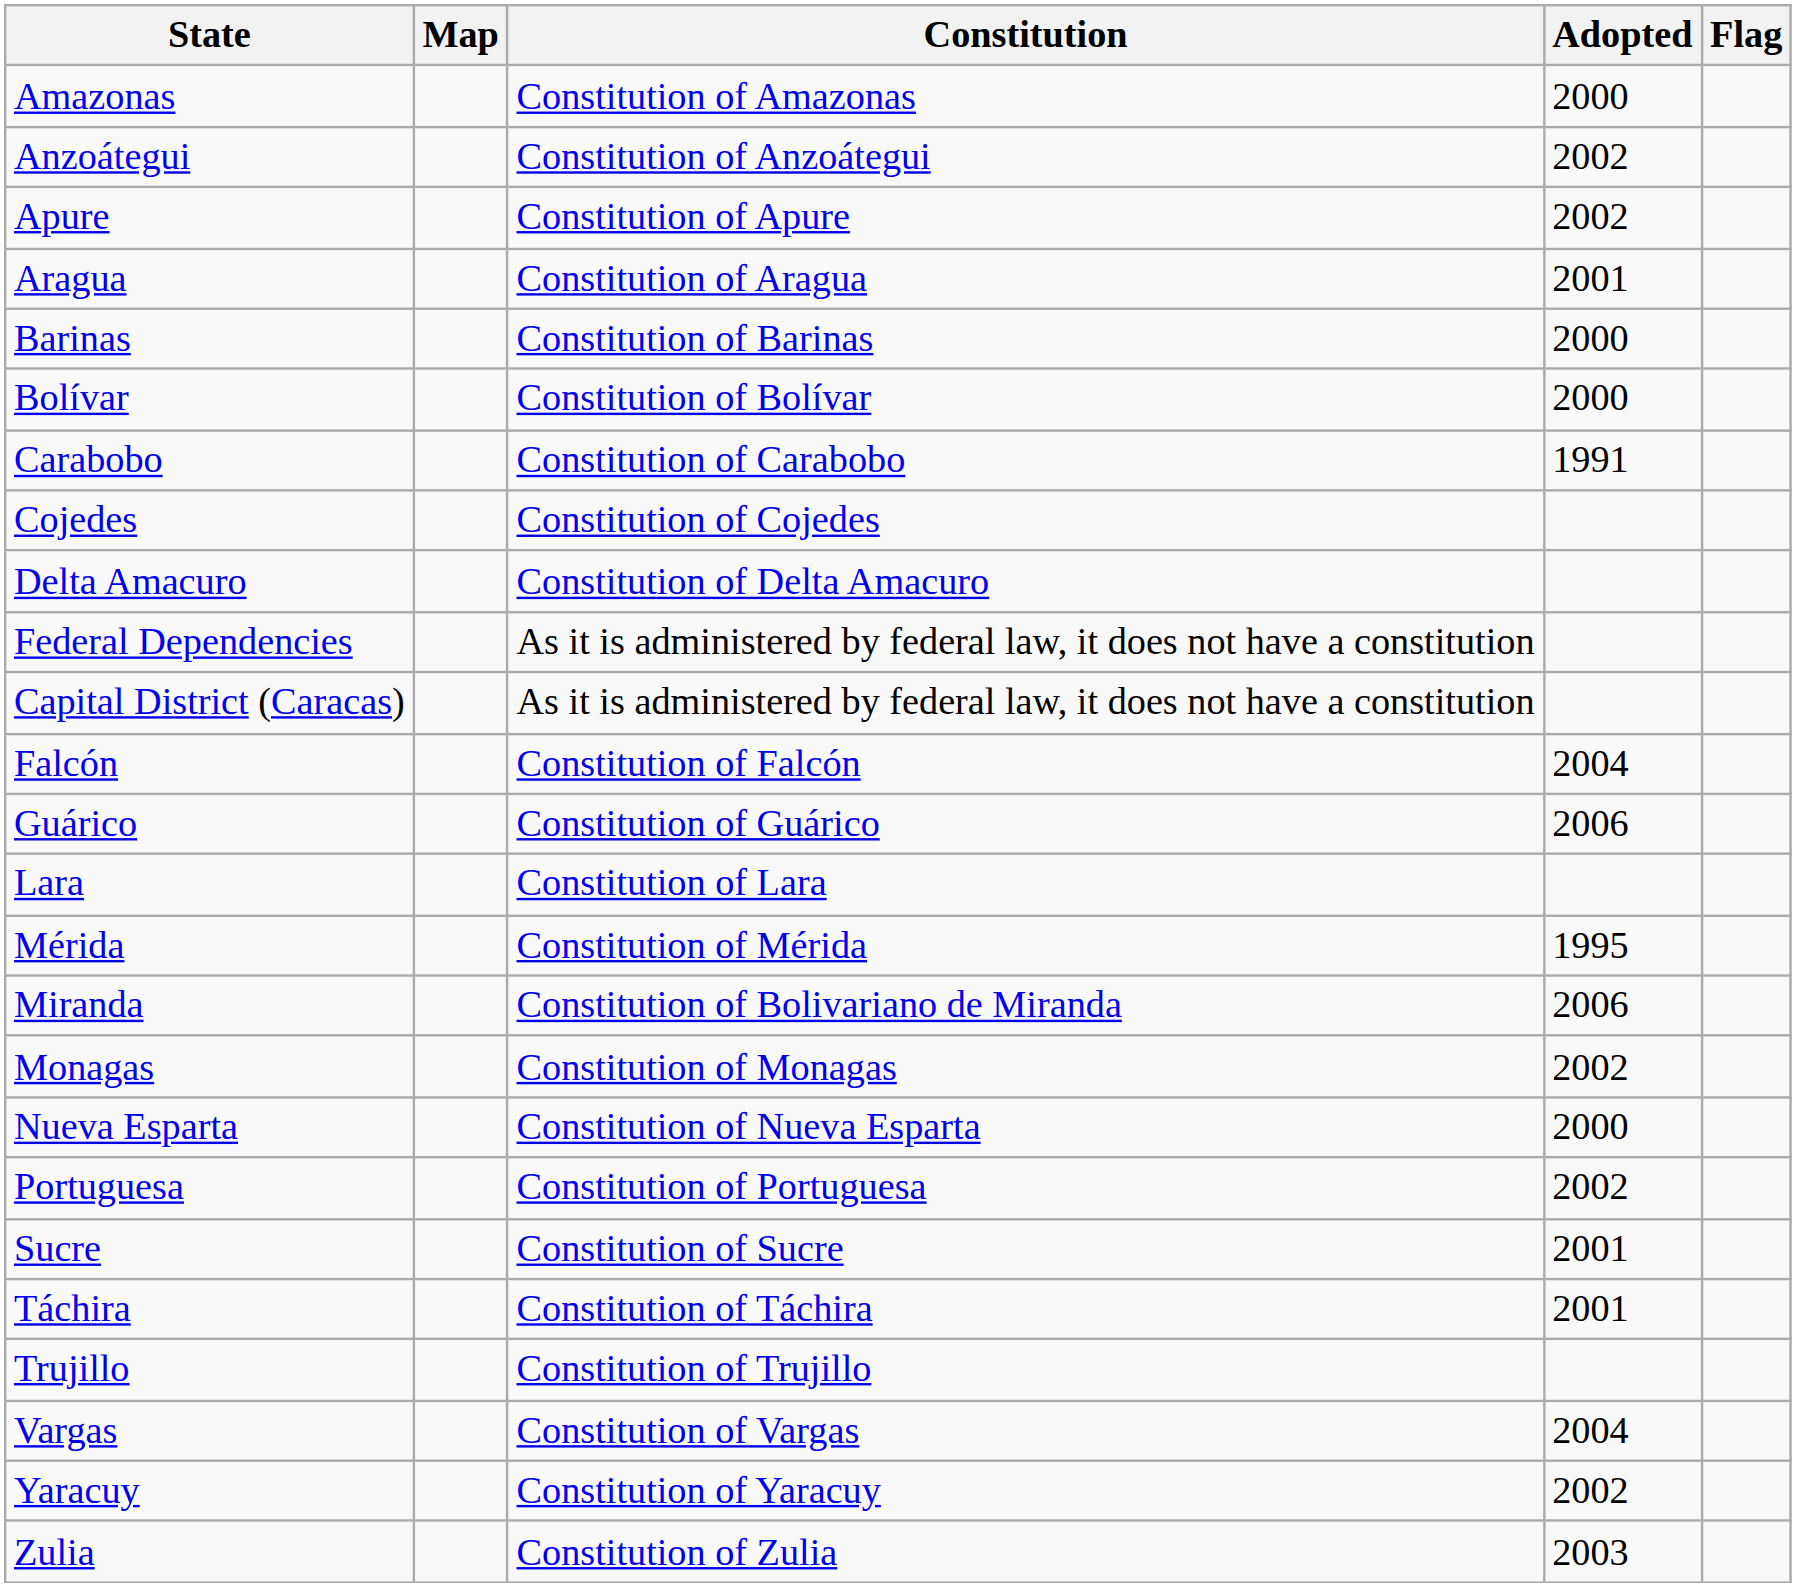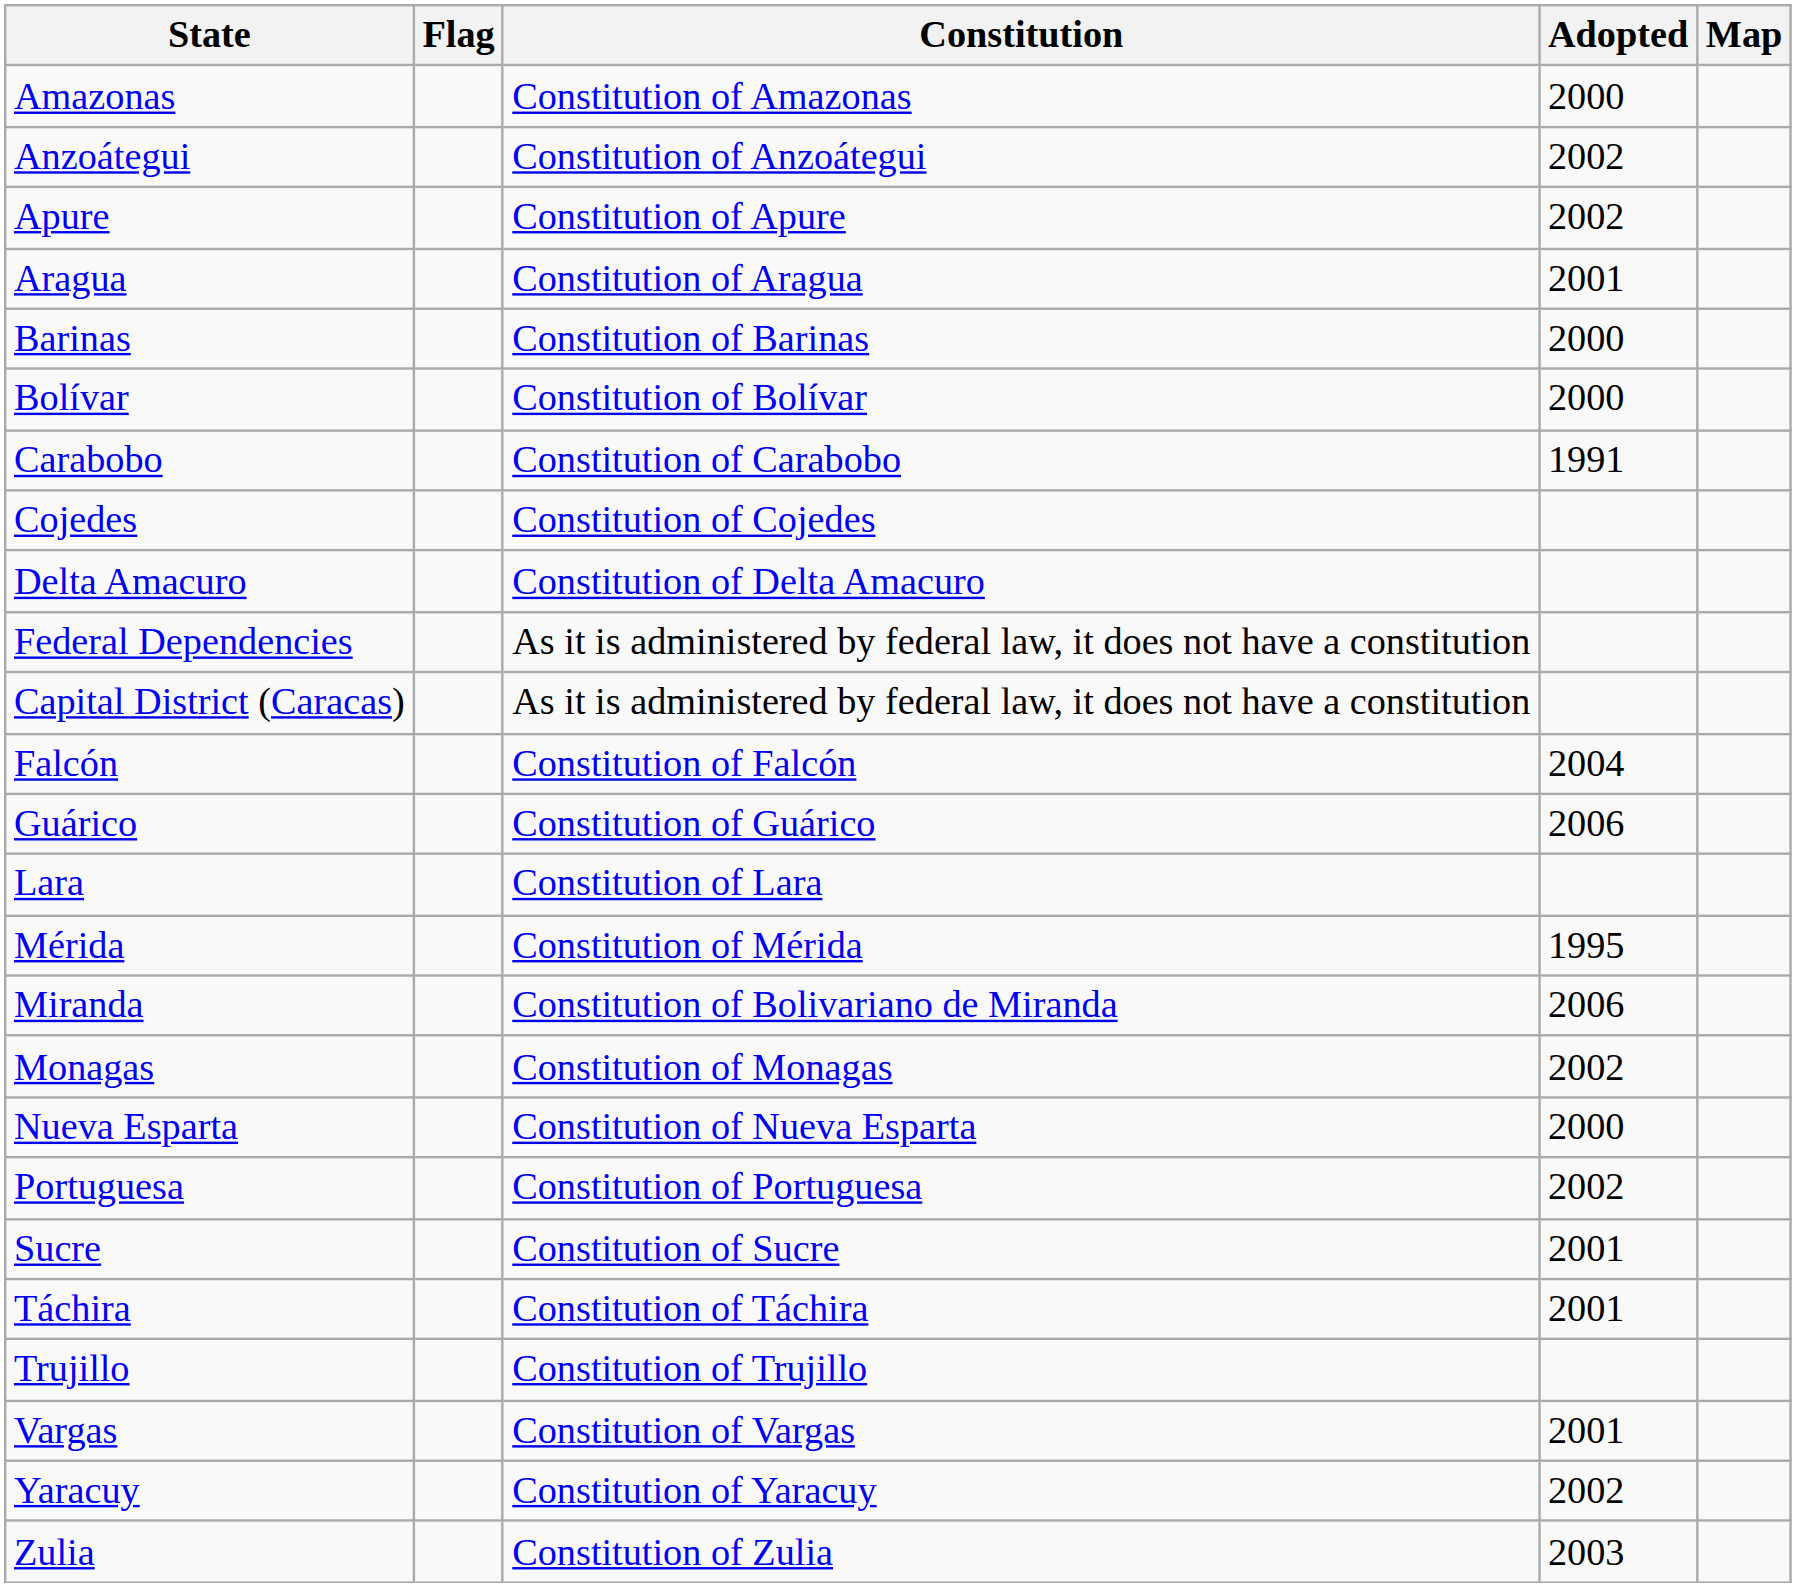columns swapped: (1746, 34) <-> (461, 34)
(1590, 1429) 2004 -> (1586, 1429) 2001
